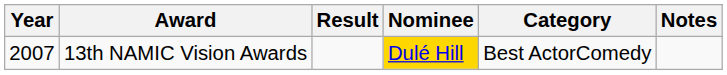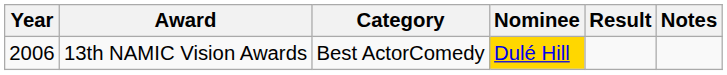columns swapped: (567, 20) <-> (348, 20)
(32, 52) 2007 -> (32, 52) 2006
